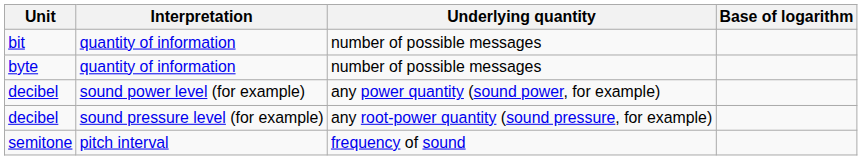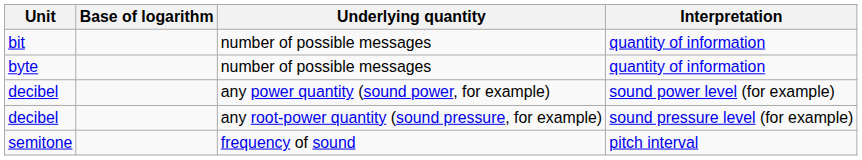columns swapped: (786, 17) <-> (202, 17)
